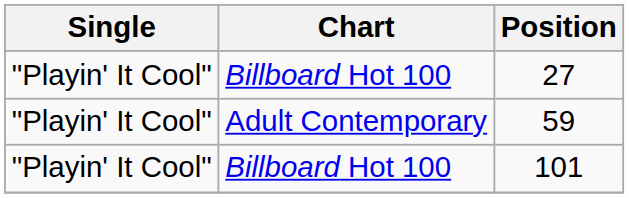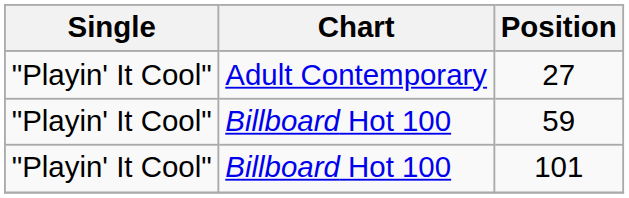(338, 74) Billboard Hot 100 -> (356, 74) Adult Contemporary
(356, 121) Adult Contemporary -> (338, 121) Billboard Hot 100
